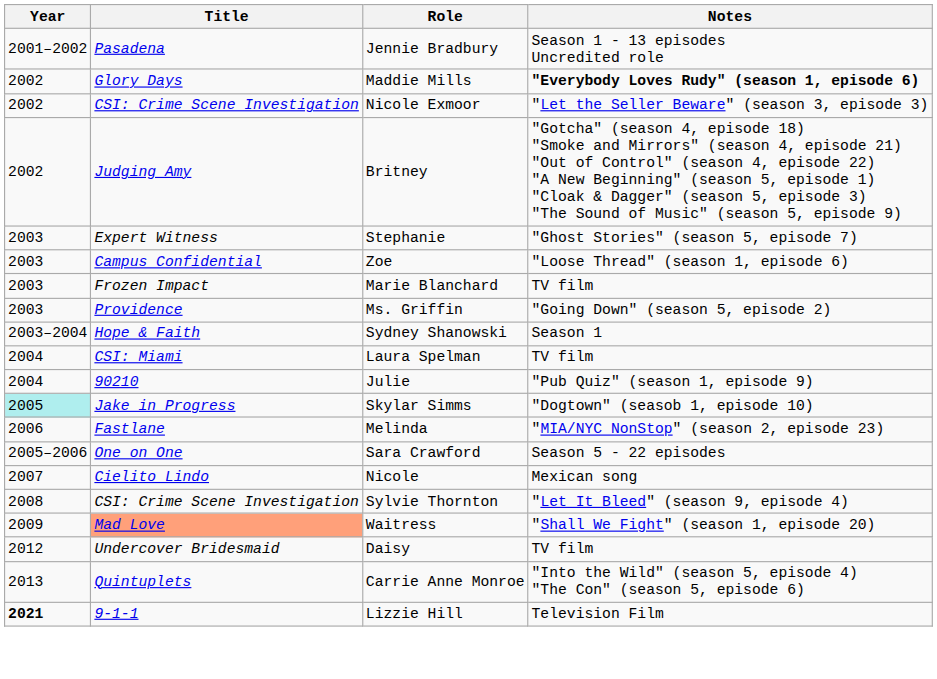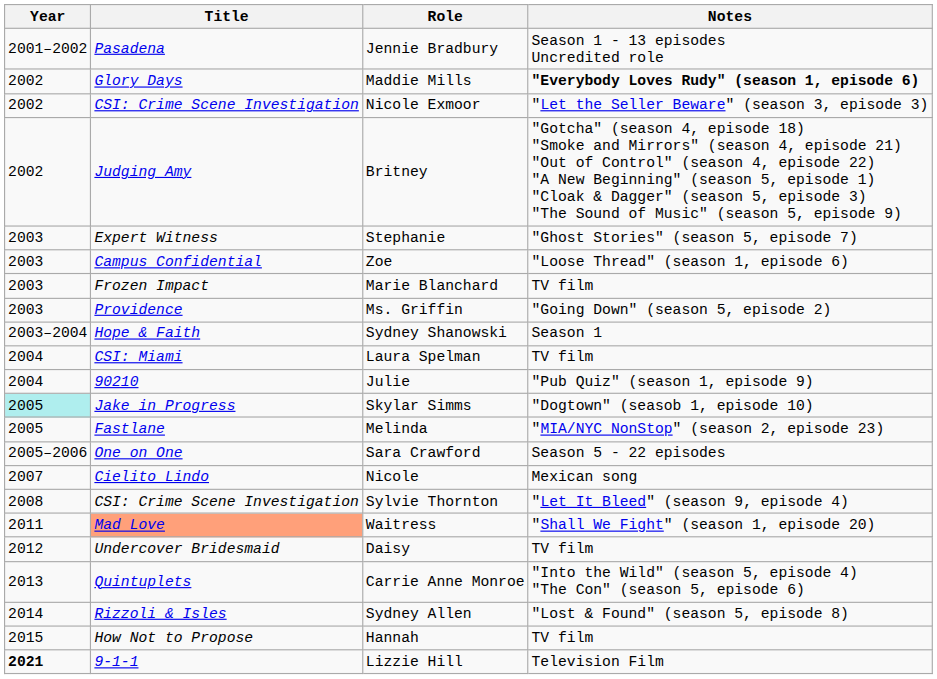(26, 429) 2006 -> (26, 429) 2005
(26, 525) 2009 -> (26, 525) 2011
+ row: (419, 614)
+ row: (392, 638)
